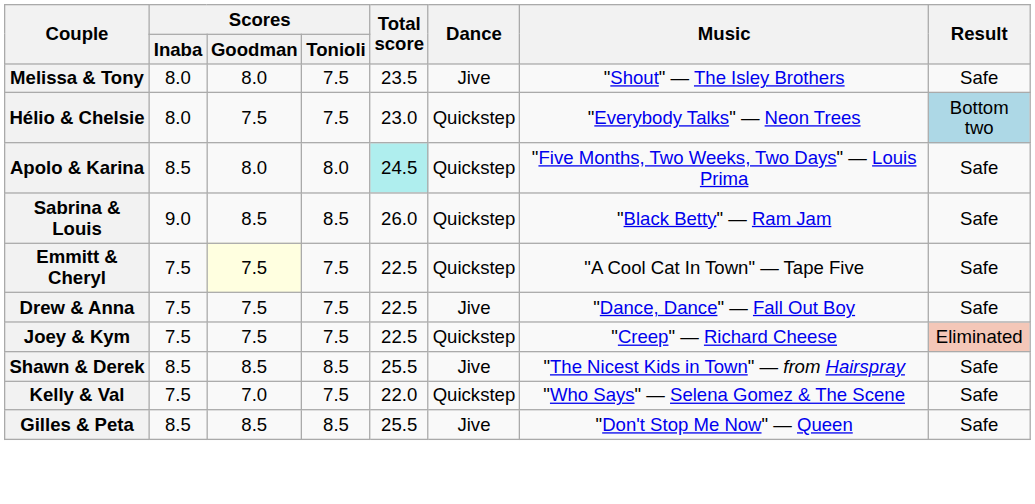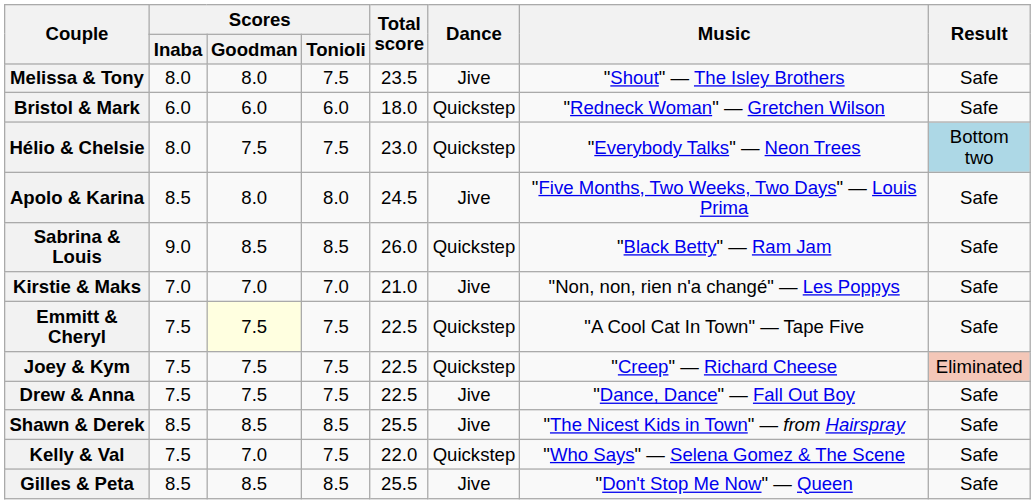+ row: (77, 108)
(399, 168) paleturquoise background -> (399, 197) no background
(474, 168) Quickstep -> (474, 197) Jive
+ row: (77, 287)
rows swapped: (77, 308) <-> (77, 337)
